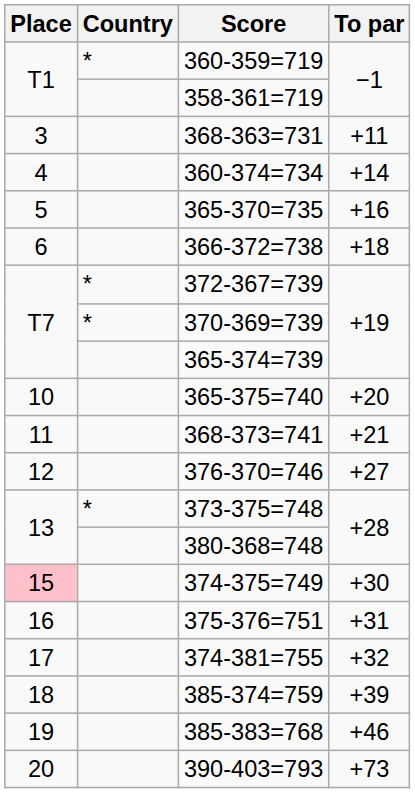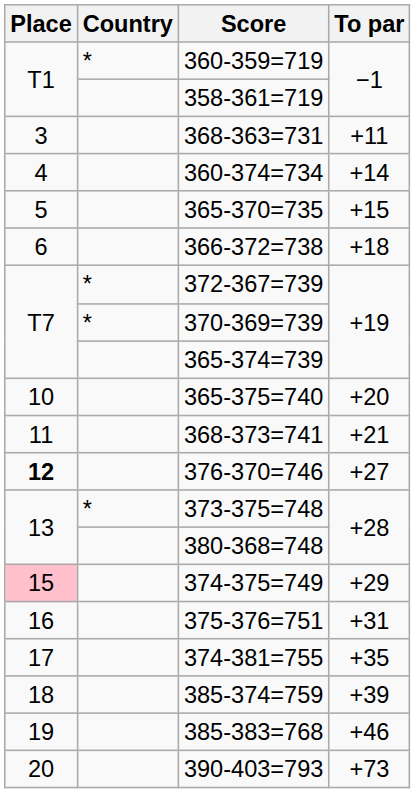(369, 210) +16 -> (369, 210) +15
(41, 471) normal -> (41, 471) bold
(369, 583) +30 -> (369, 583) +29
(369, 658) +32 -> (369, 658) +35
